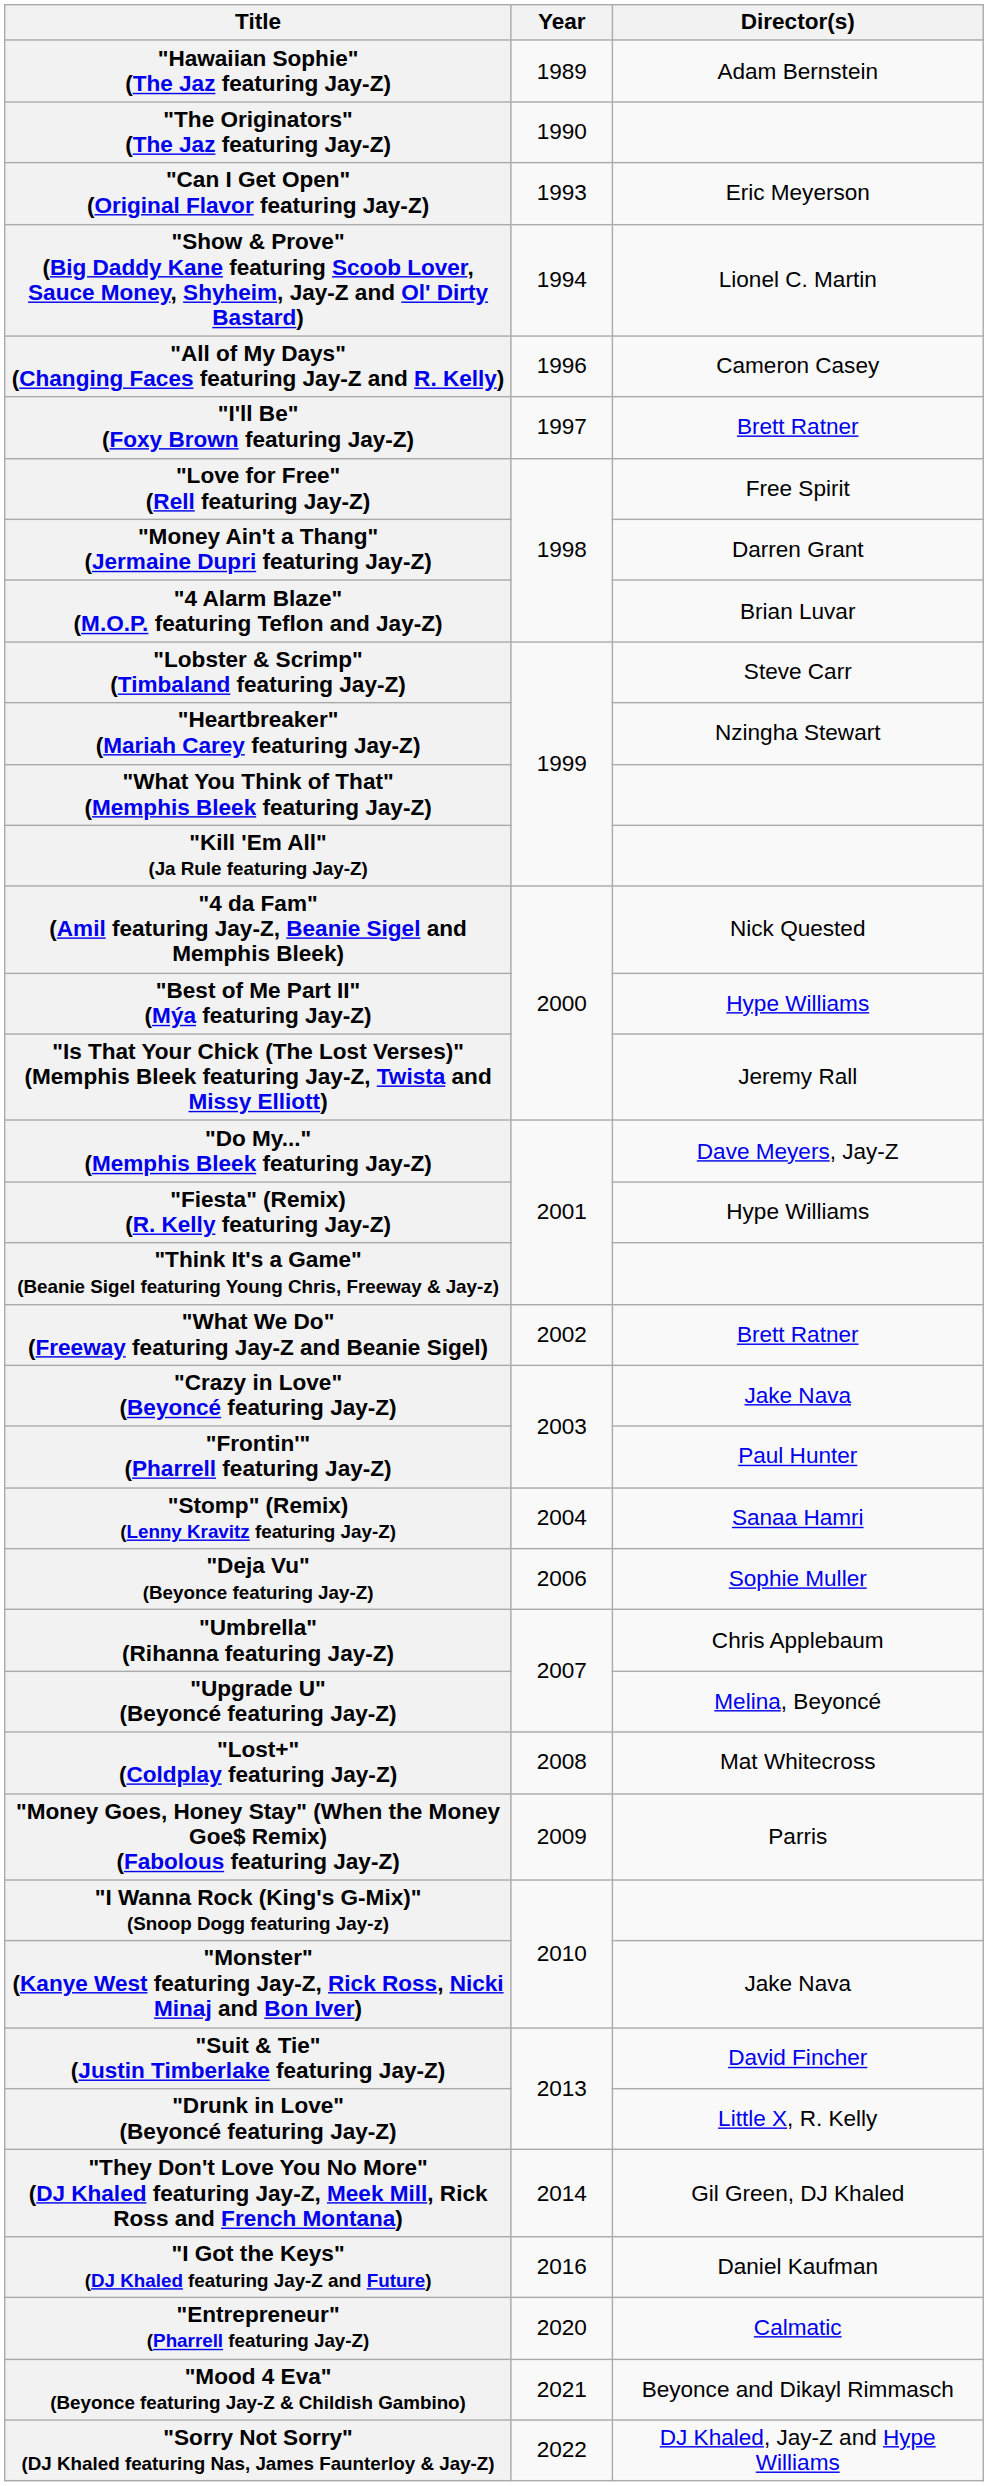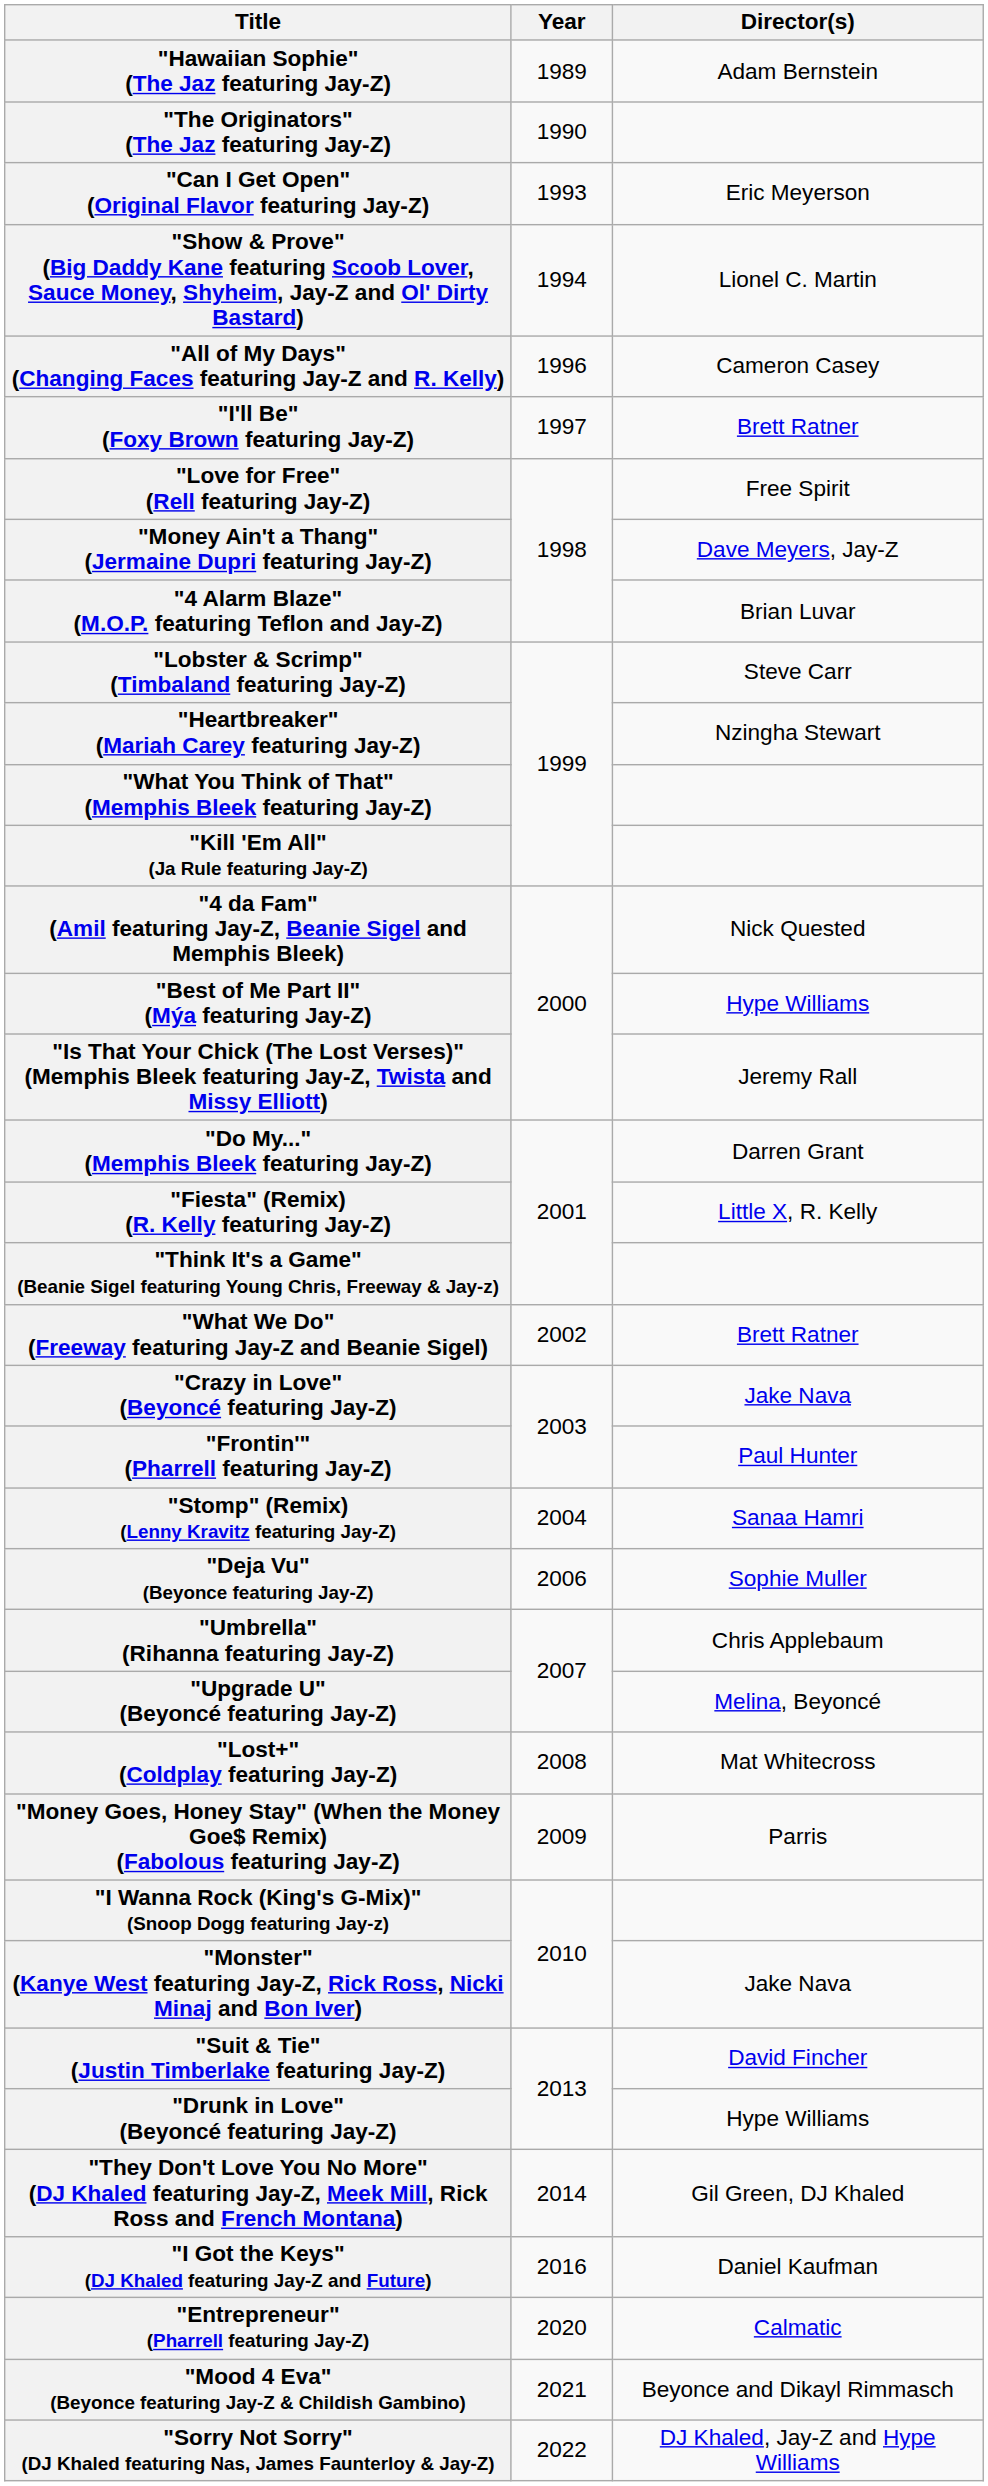(798, 549) Darren Grant -> (798, 549) Dave Meyers, Jay-Z
(798, 1150) Dave Meyers, Jay-Z -> (798, 1150) Darren Grant
(798, 1212) Hype Williams -> (798, 1212) Little X, R. Kelly
(798, 2119) Little X, R. Kelly -> (798, 2119) Hype Williams
